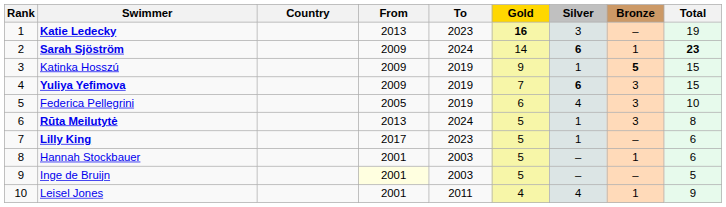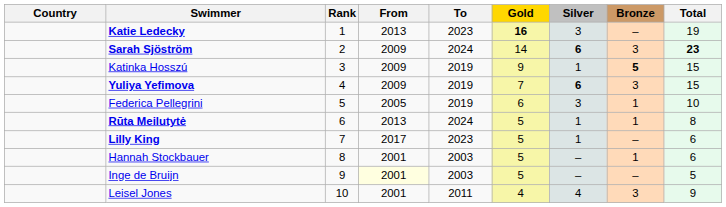columns swapped: (21, 13) <-> (308, 13)
(636, 49) 1 -> (636, 49) 3
(578, 103) 4 -> (578, 103) 3
(636, 103) 3 -> (636, 103) 1
(636, 121) 3 -> (636, 121) 1
(636, 193) 1 -> (636, 193) 3
